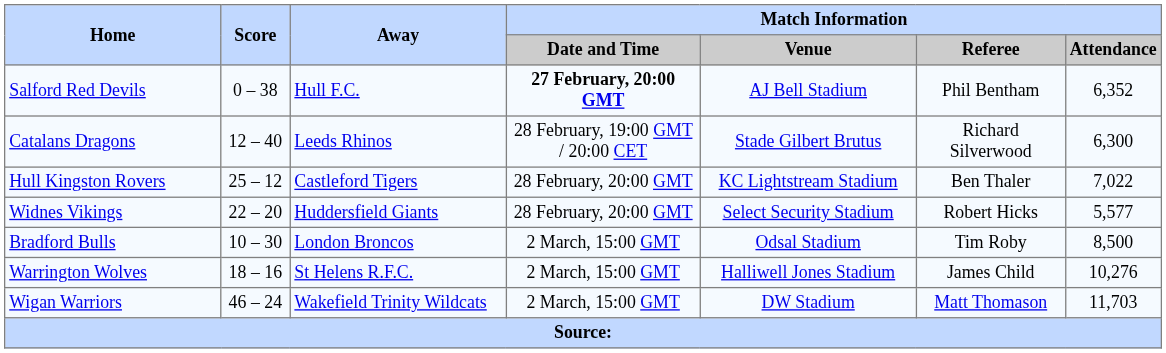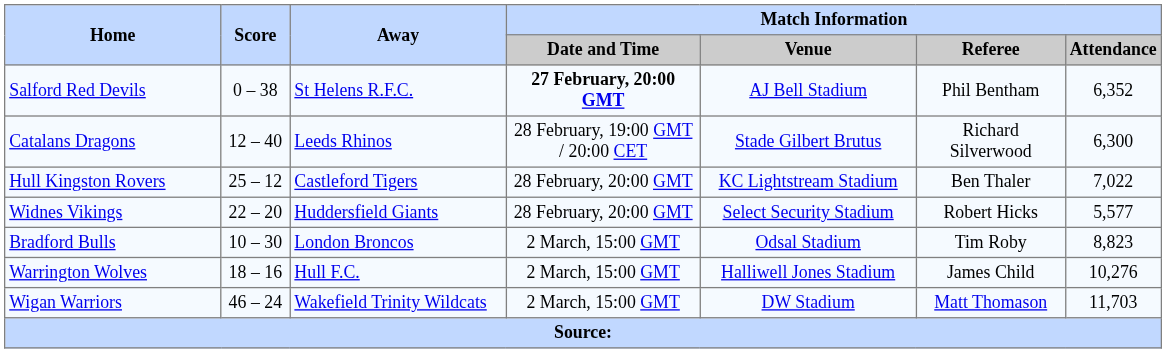(327, 90) Hull F.C. -> (354, 90) St Helens R.F.C.
(1113, 242) 8,500 -> (1113, 242) 8,823
(354, 272) St Helens R.F.C. -> (327, 272) Hull F.C.
